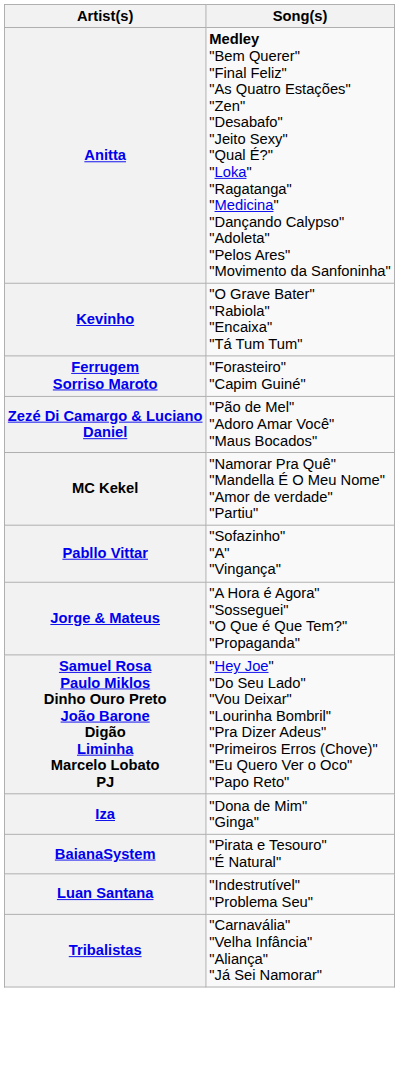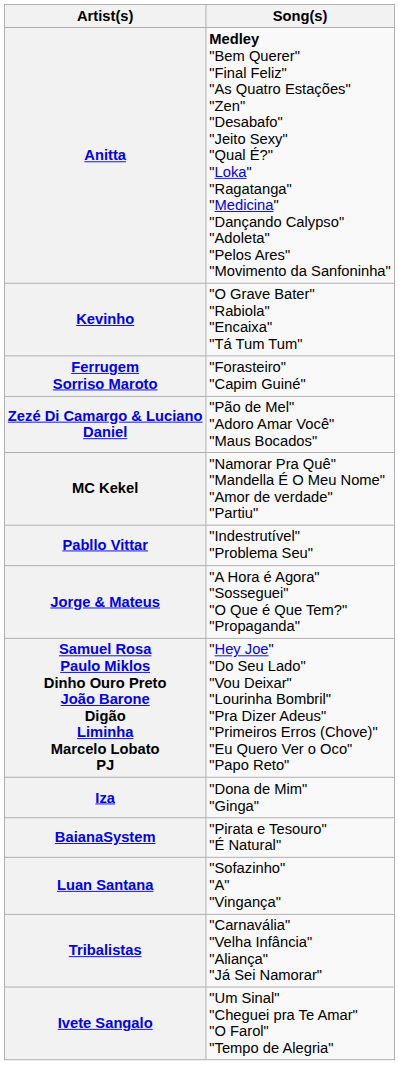(247, 553) "Sofazinho" "A" "Vingança" -> (261, 545) "Indestrutível" "Problema Seu"
(261, 893) "Indestrutível" "Problema Seu" -> (247, 885) "Sofazinho" "A" "Vingança"
+ row: (105, 1023)
